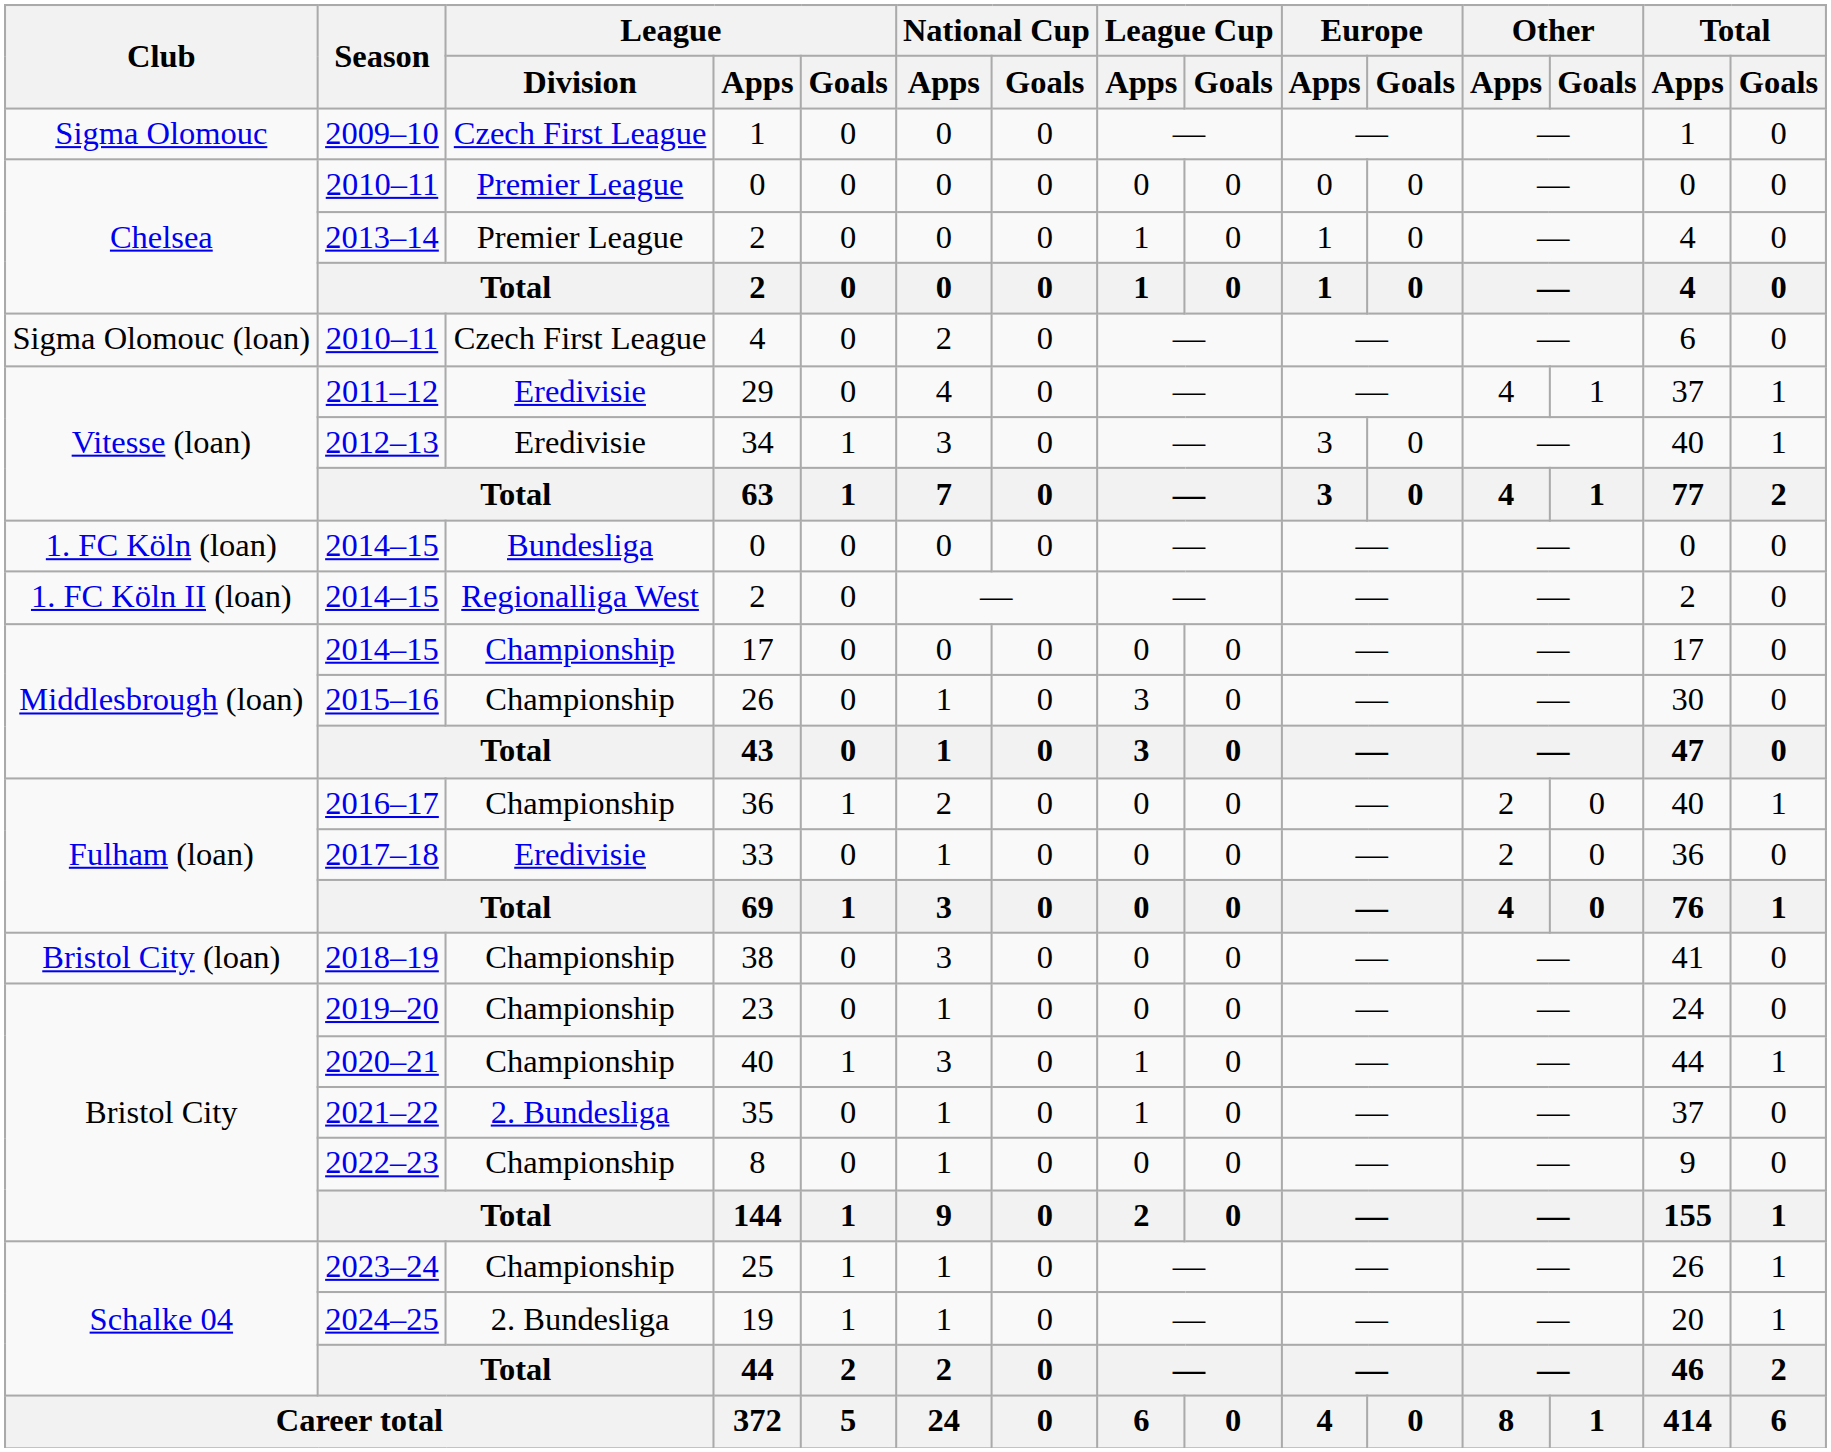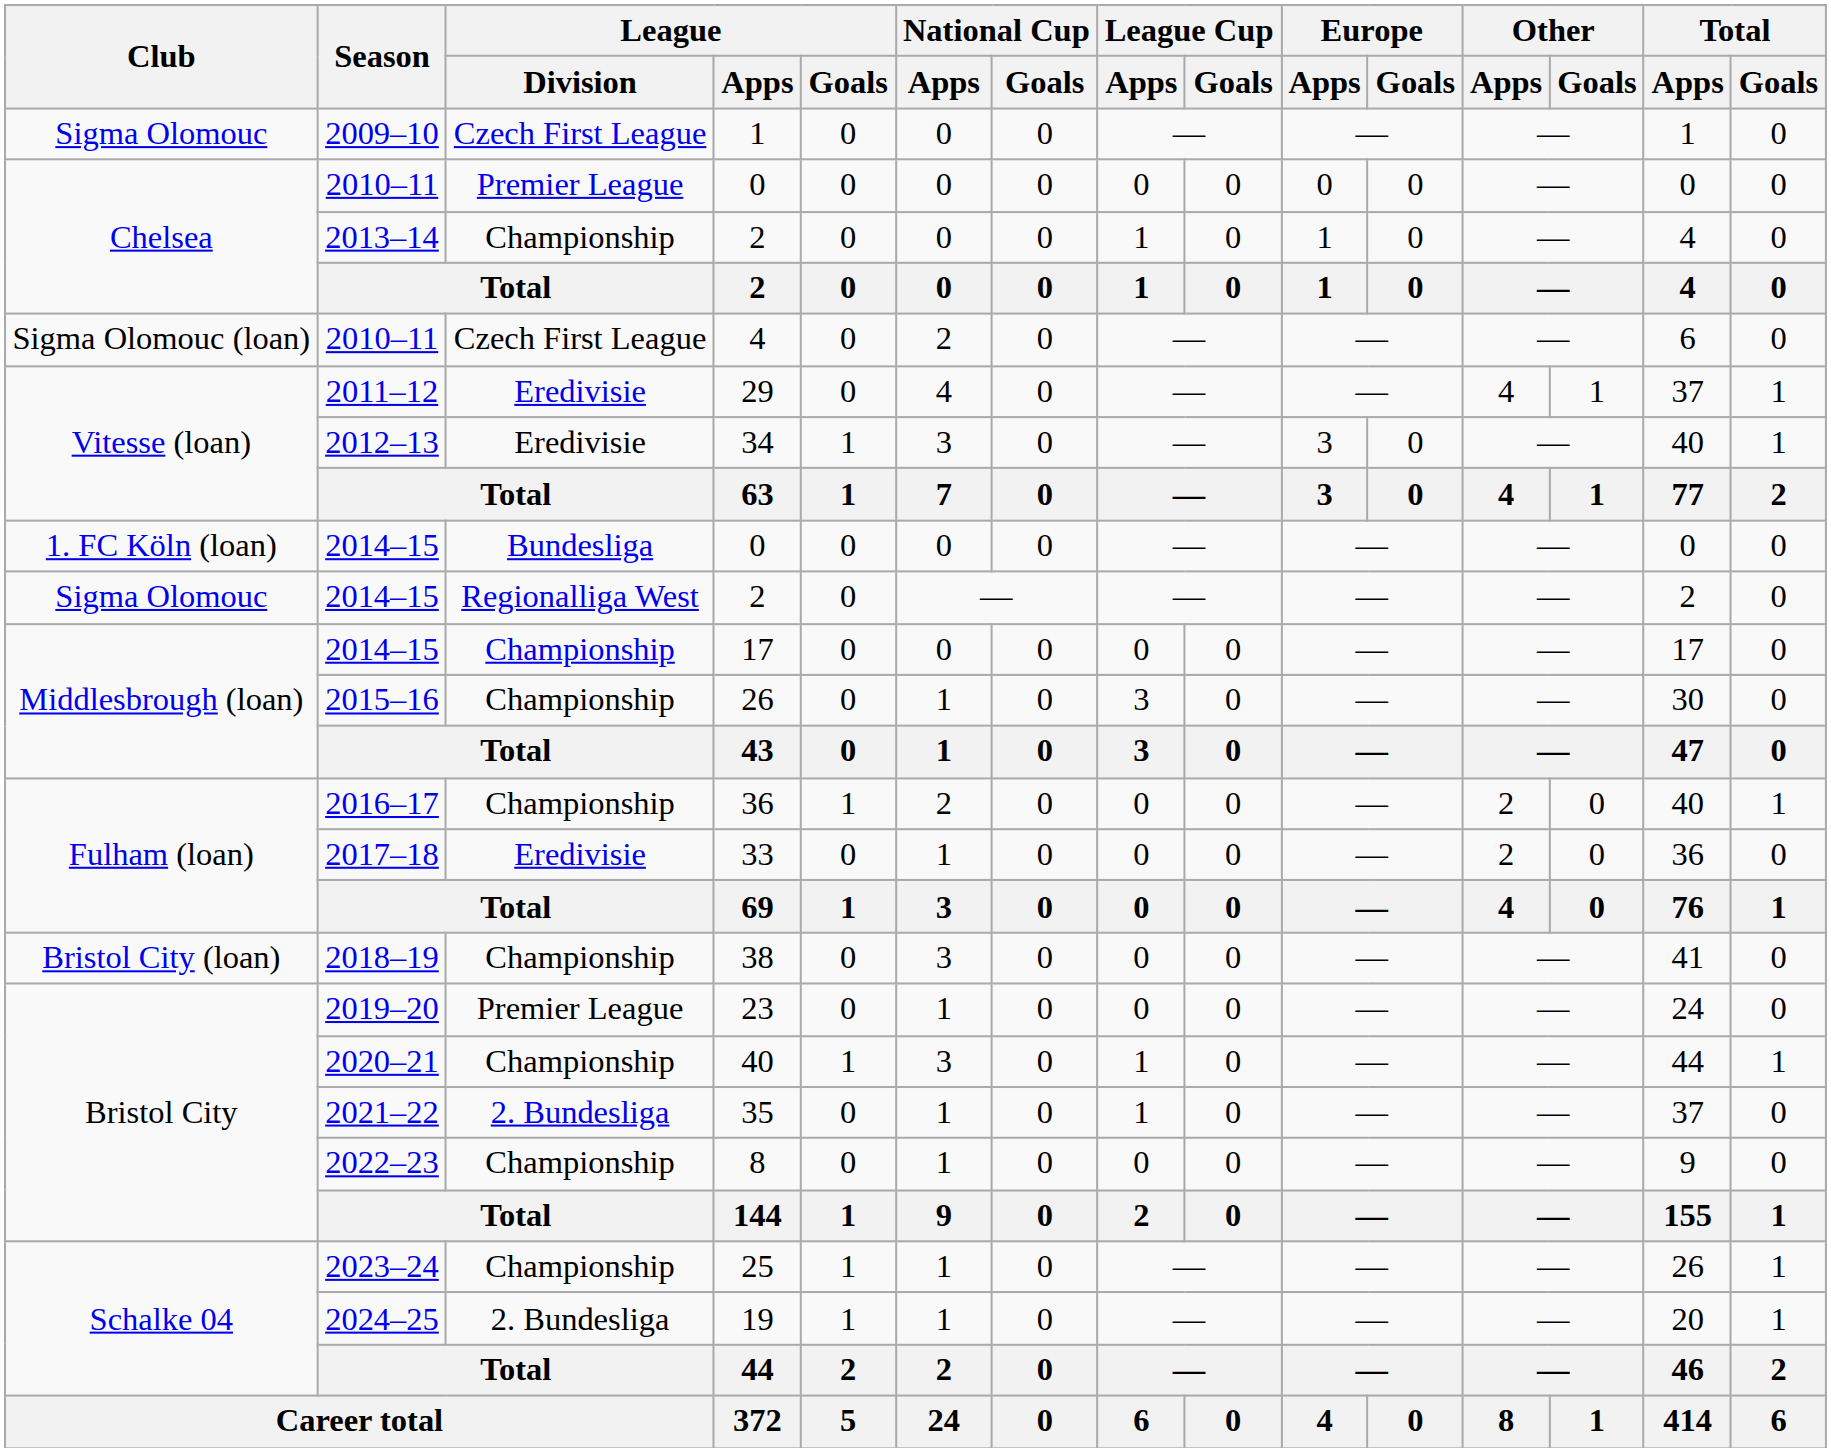(580, 236) Premier League -> (580, 236) Championship
(161, 596) 1. FC Köln II (loan) -> (161, 596) Sigma Olomouc
(580, 1008) Championship -> (580, 1008) Premier League
